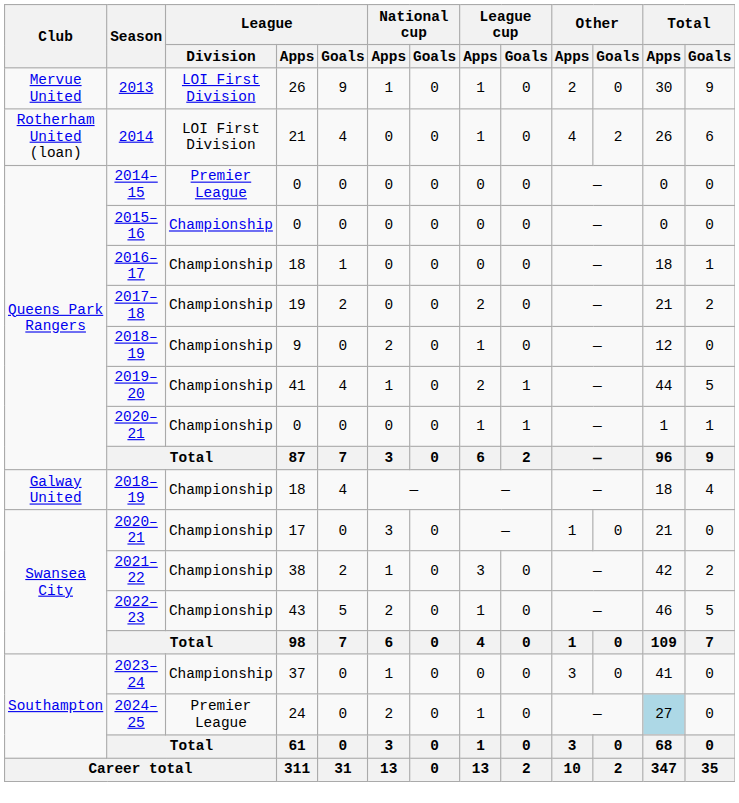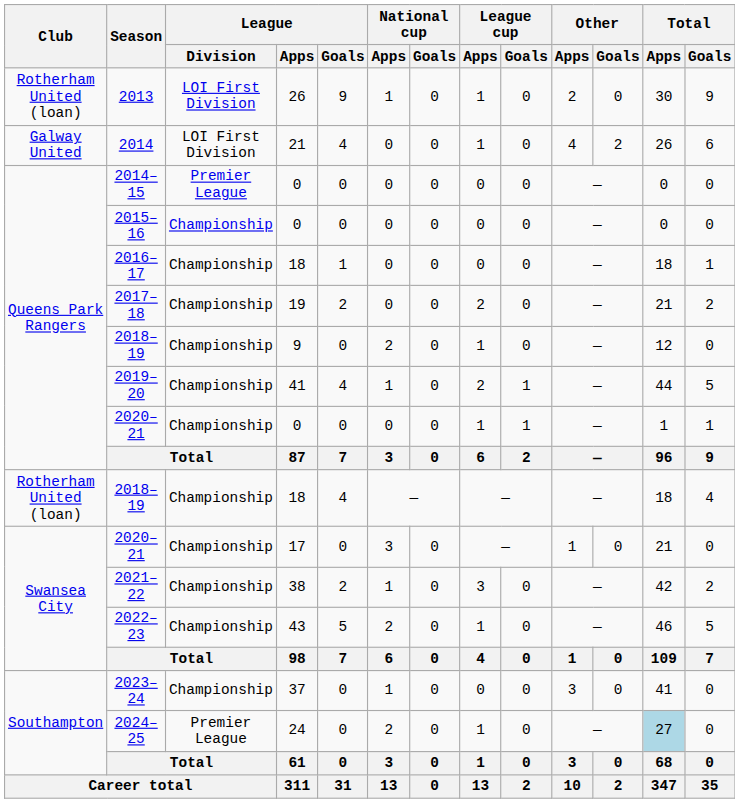(56, 88) Mervue United -> (56, 97) Rotherham United (loan)
(56, 137) Rotherham United (loan) -> (56, 145) Galway United
(56, 490) Galway United -> (56, 498) Rotherham United (loan)
